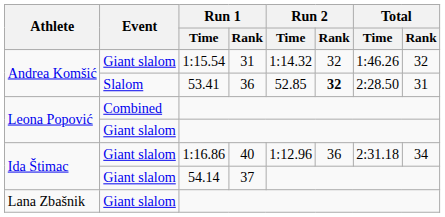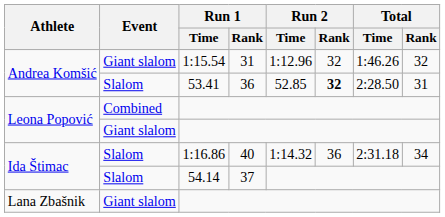(291, 61) 1:14.32 -> (291, 61) 1:12.96
(140, 154) Giant slalom -> (123, 154) Slalom
(291, 154) 1:12.96 -> (291, 154) 1:14.32
(140, 178) Giant slalom -> (123, 178) Slalom
